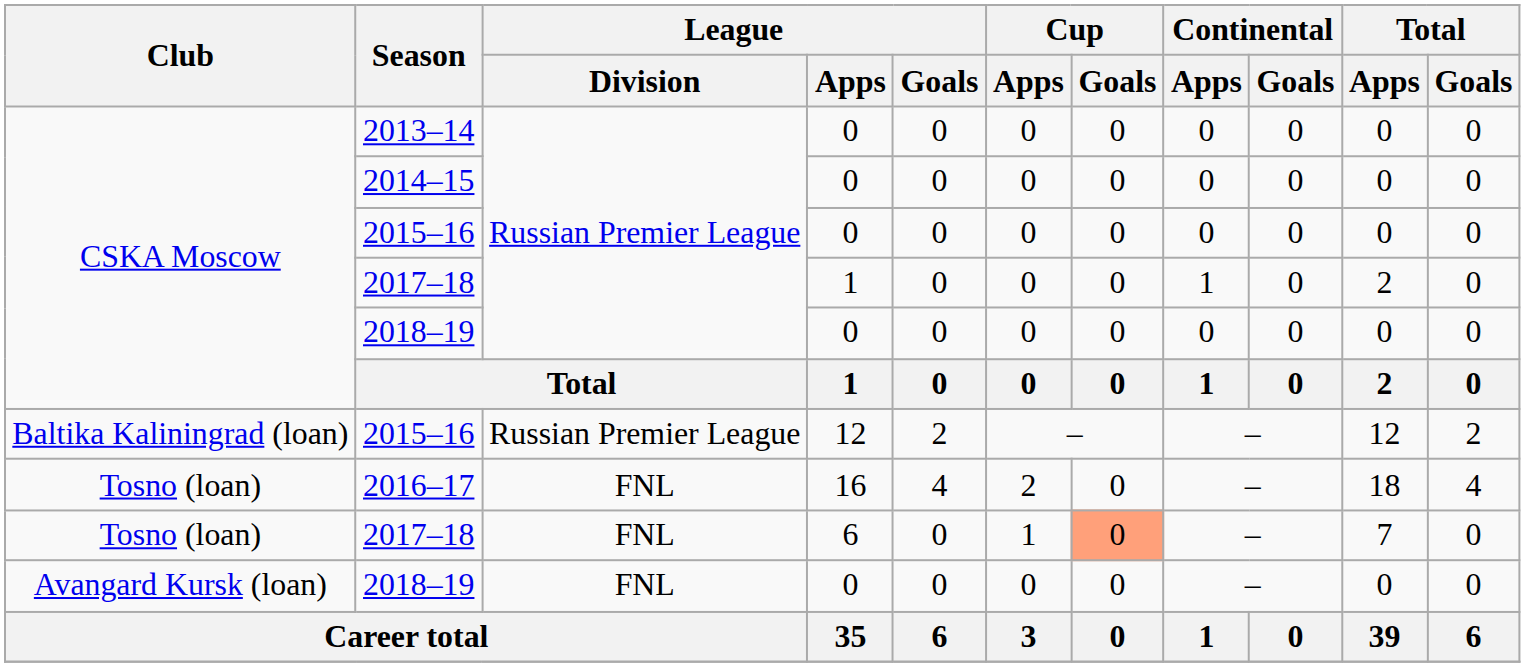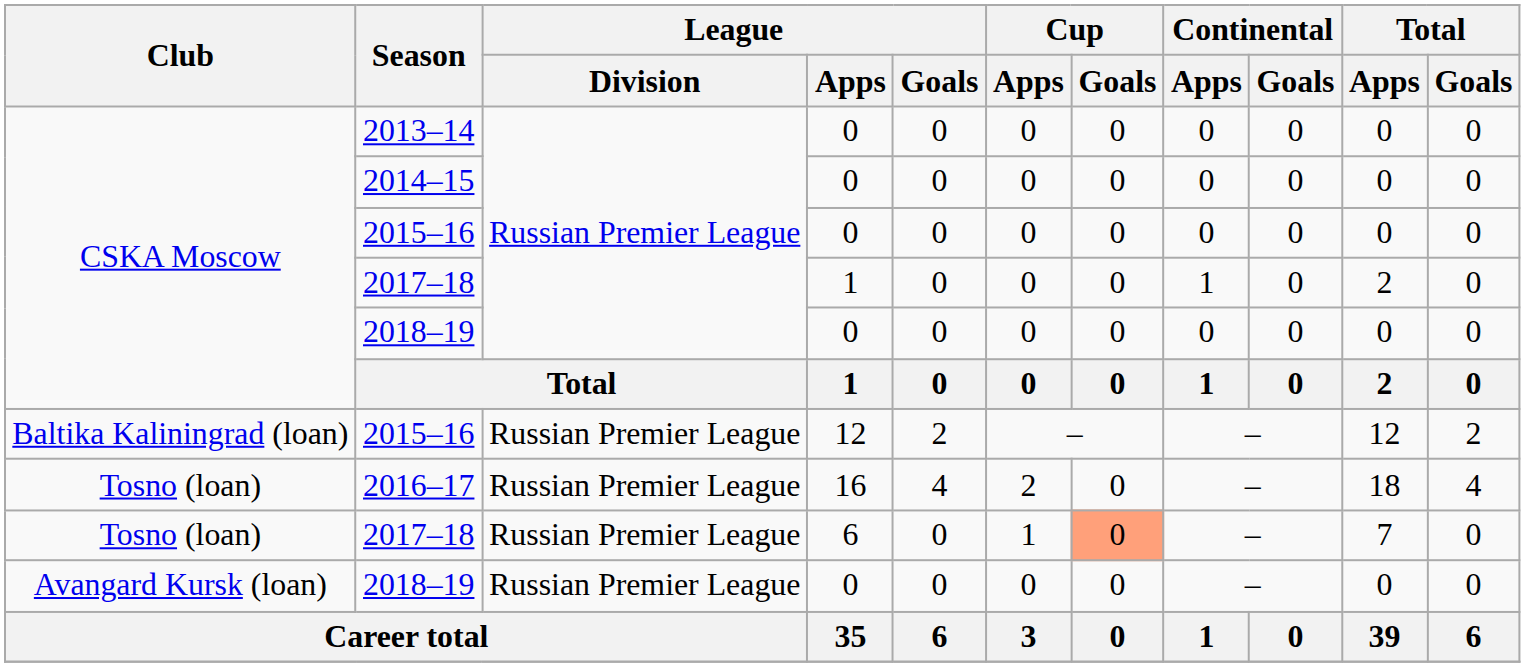(645, 484) FNL -> (645, 484) Russian Premier League
(645, 534) FNL -> (645, 534) Russian Premier League
(645, 585) FNL -> (645, 585) Russian Premier League
